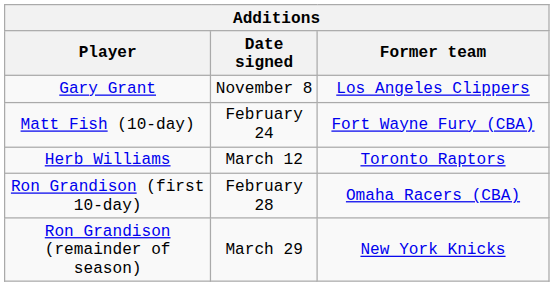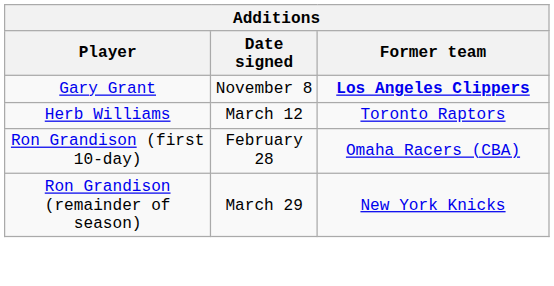(433, 89) normal -> (433, 89) bold
- row: (108, 124)
